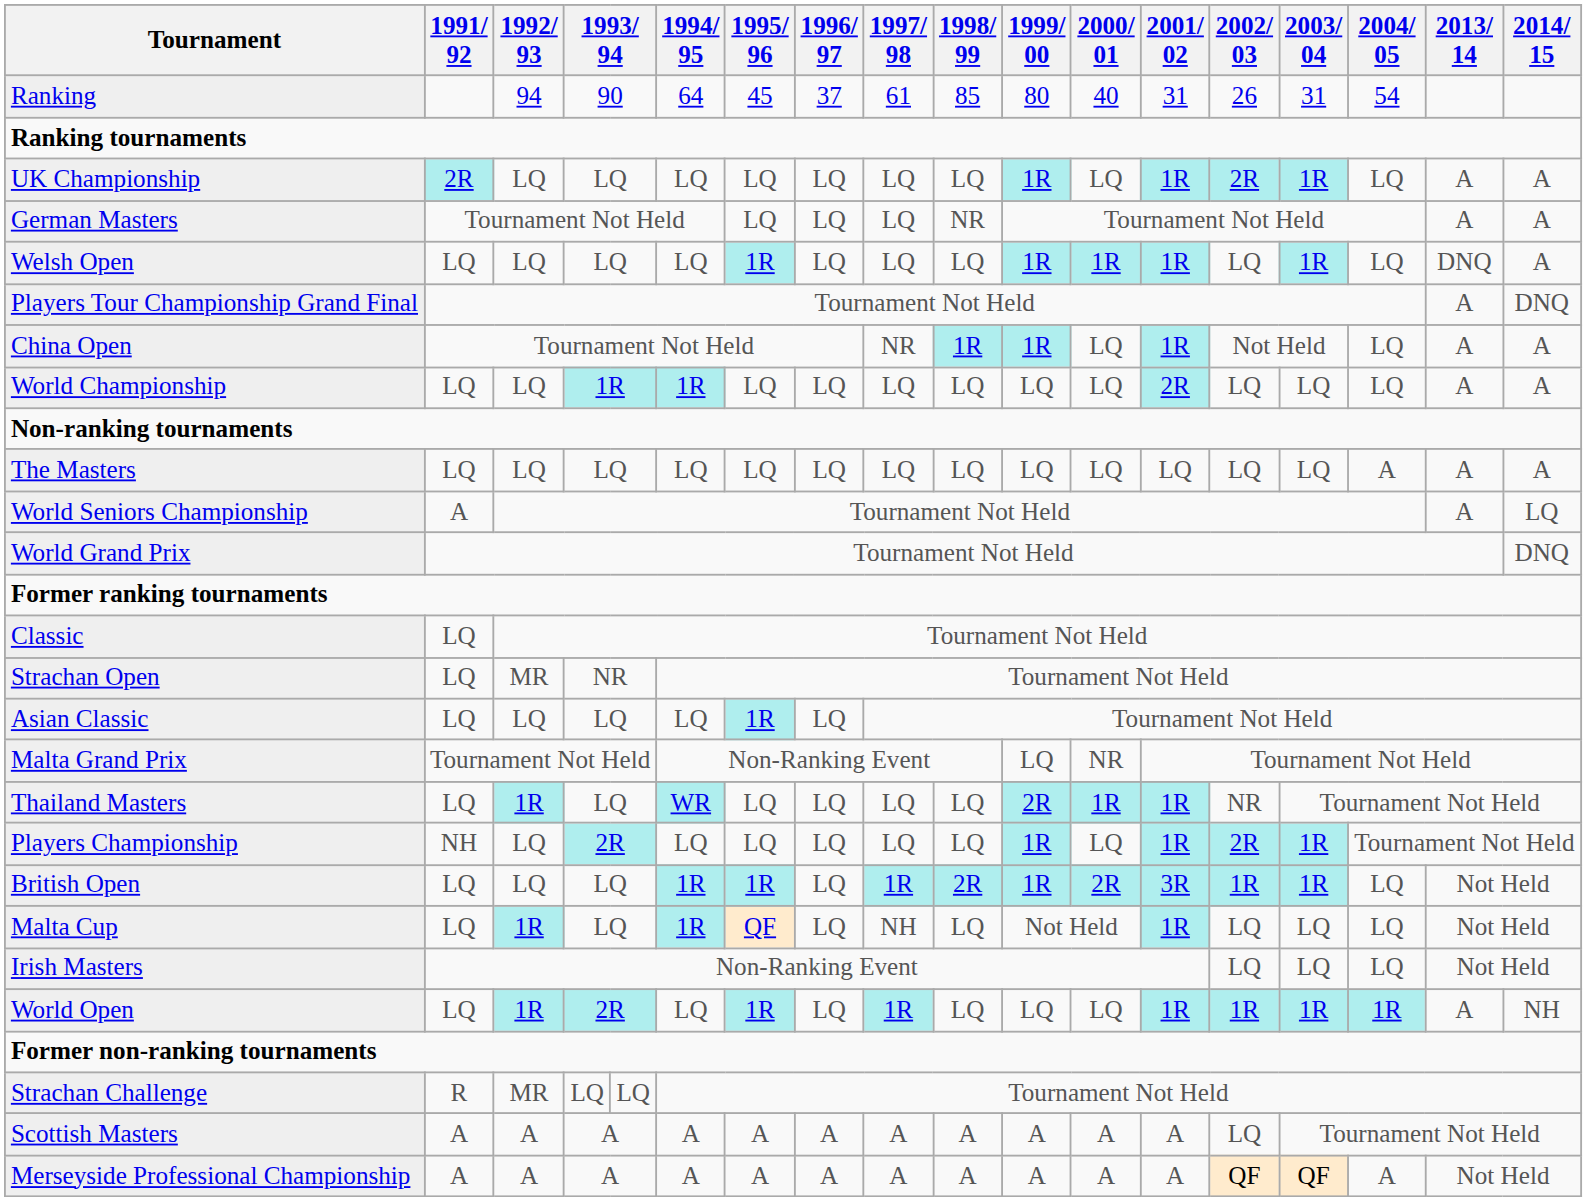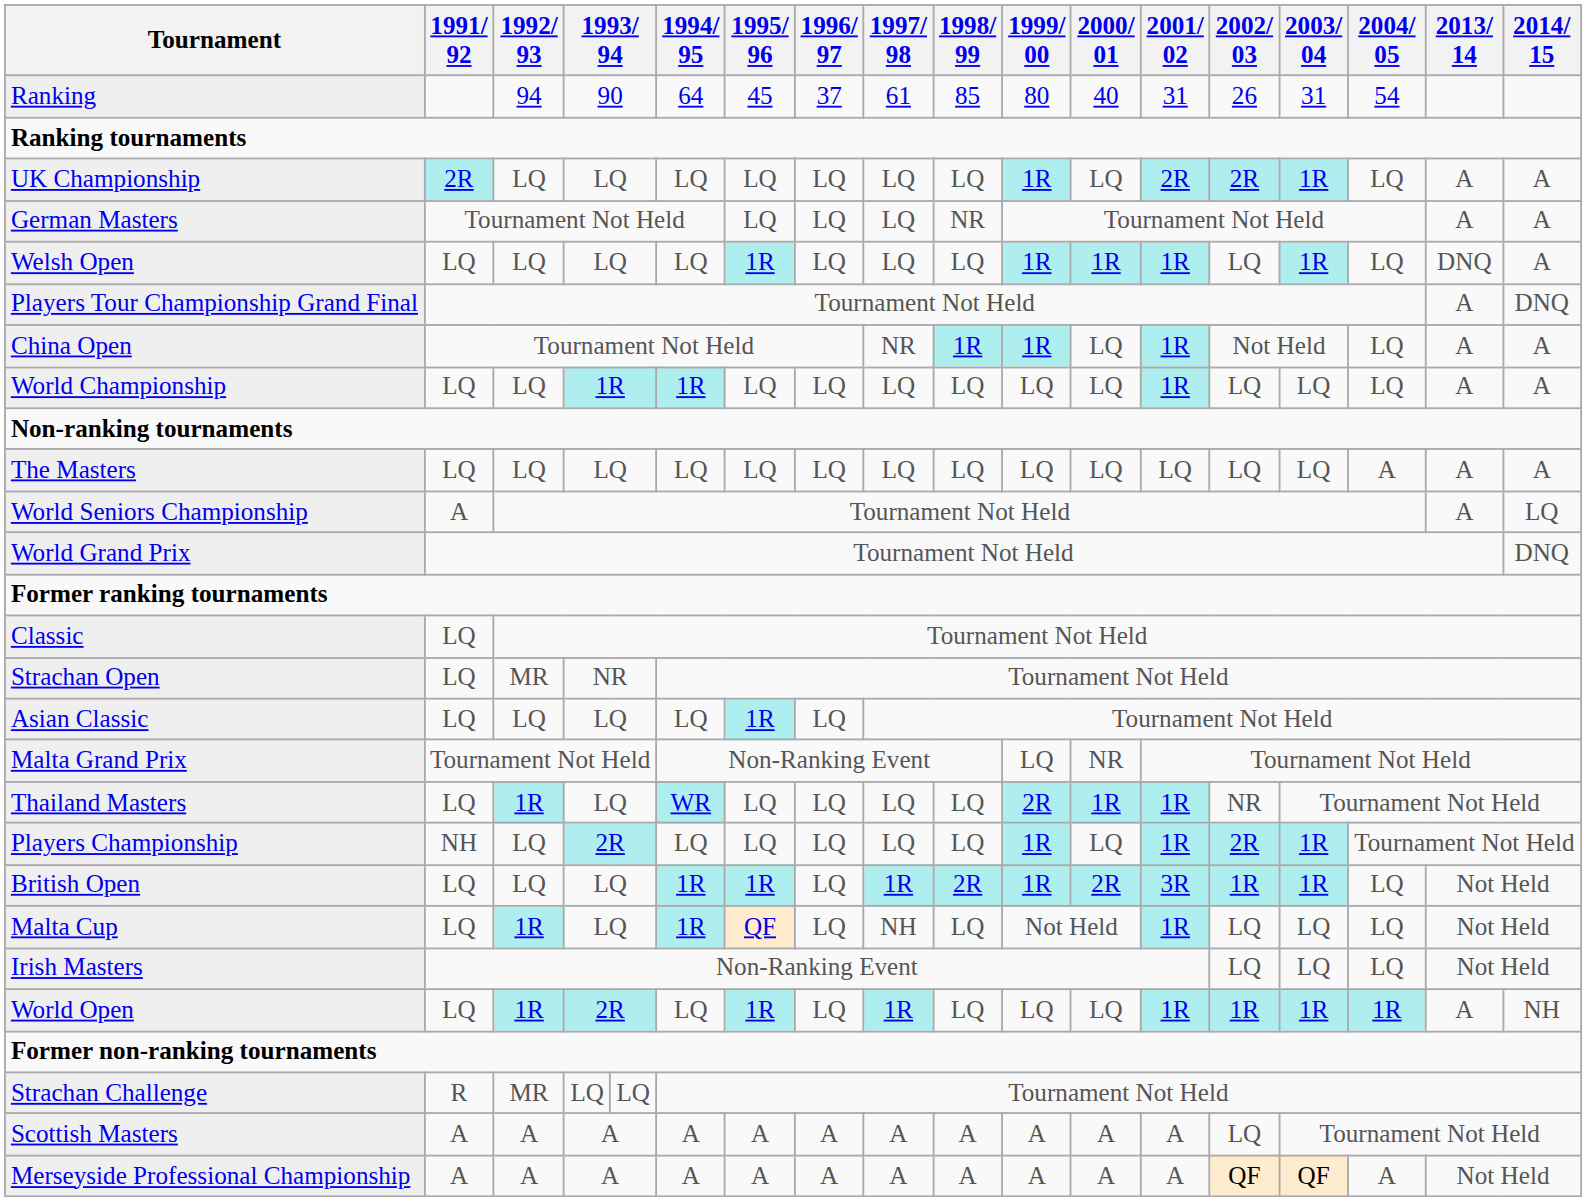(1175, 178) 1R -> (1175, 178) 2R
(1175, 386) 2R -> (1175, 386) 1R
